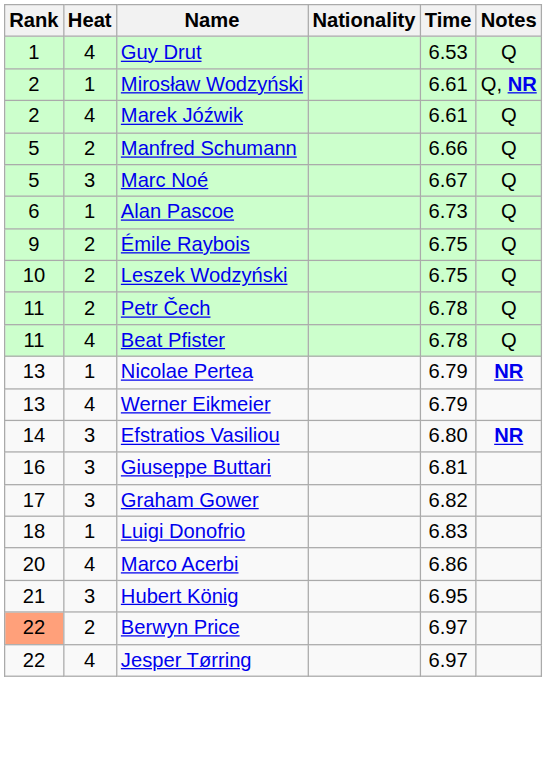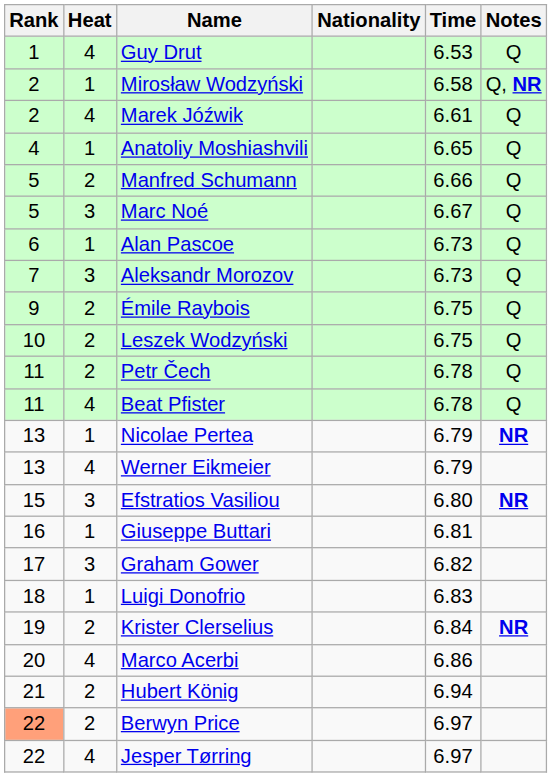(448, 84) 6.61 -> (453, 84) 6.58
+ row: (214, 148)
+ row: (207, 276)
(34, 436) 14 -> (34, 500) 15
(90, 468) 3 -> (90, 532) 1
+ row: (197, 627)
(90, 595) 3 -> (90, 691) 2
(448, 595) 6.95 -> (453, 691) 6.94
